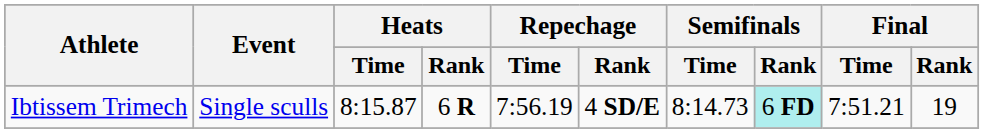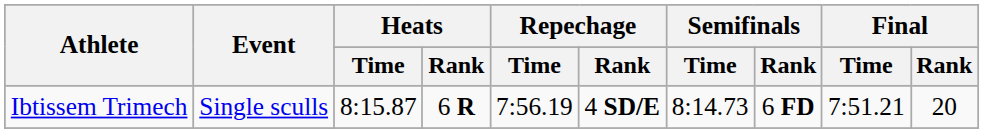(788, 107) paleturquoise background -> (788, 107) no background
(944, 107) 19 -> (944, 107) 20
